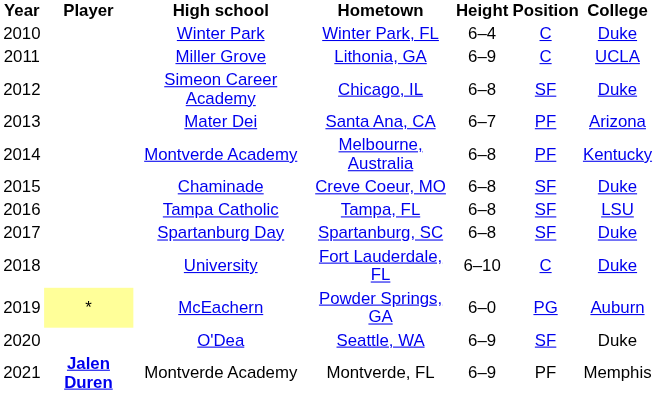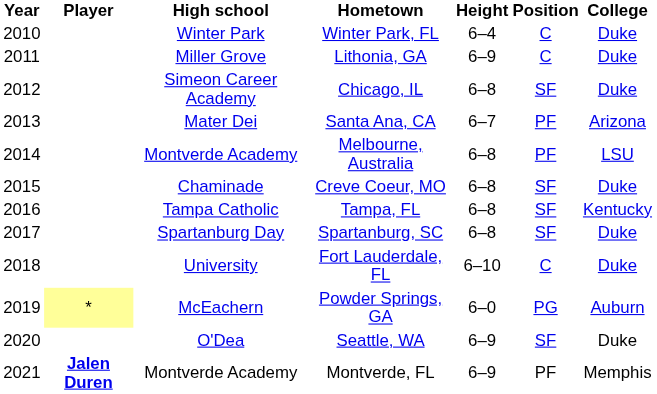(617, 56) UCLA -> (617, 56) Duke
(617, 154) Kentucky -> (617, 154) LSU
(617, 210) LSU -> (617, 210) Kentucky
